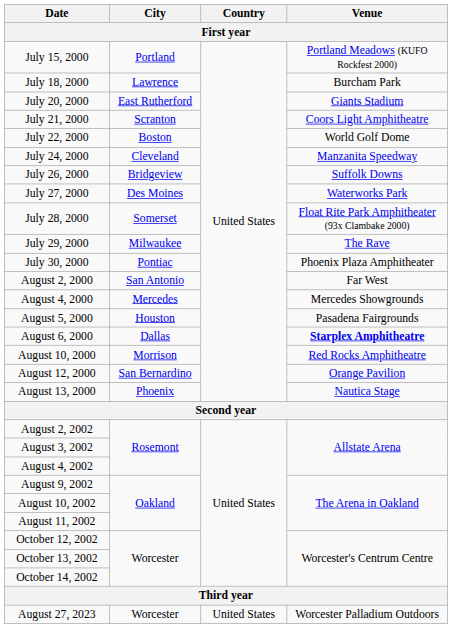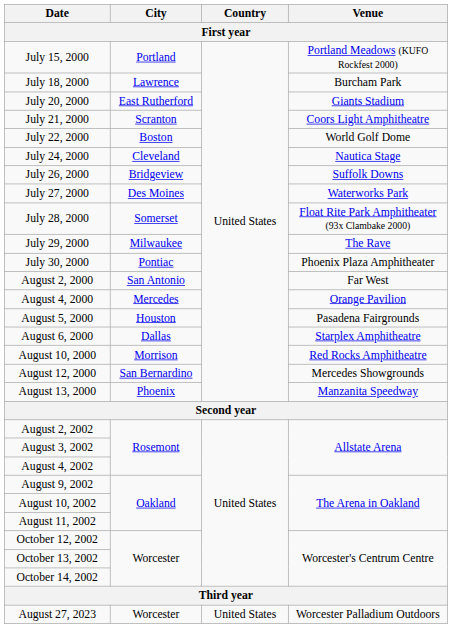(367, 156) Manzanita Speedway -> (368, 156) Nautica Stage
(367, 299) Mercedes Showgrounds -> (368, 299) Orange Pavilion
(367, 336) bold -> (368, 336) normal
(367, 373) Orange Pavilion -> (368, 373) Mercedes Showgrounds
(367, 391) Nautica Stage -> (368, 391) Manzanita Speedway
